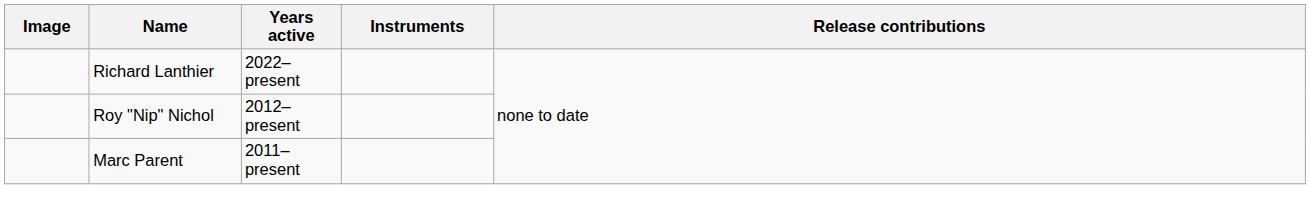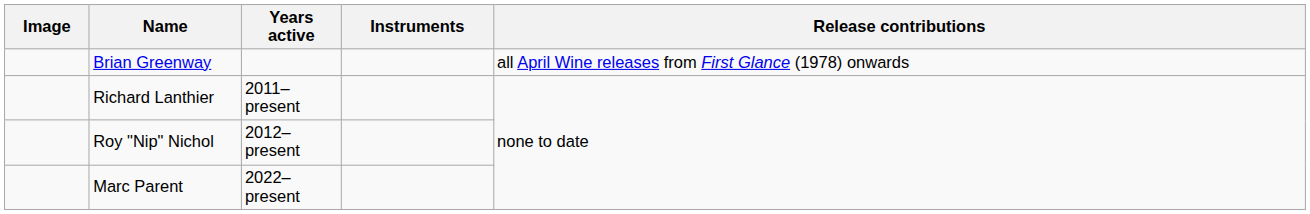+ row: (152, 62)
(272, 71) 2022–present -> (272, 97) 2011–present
(272, 160) 2011–present -> (272, 187) 2022–present
